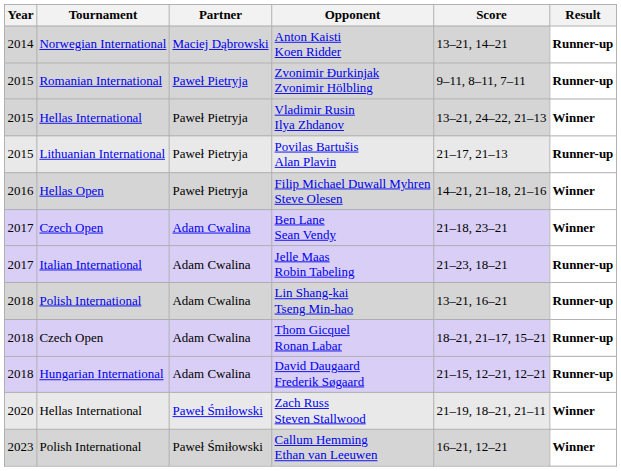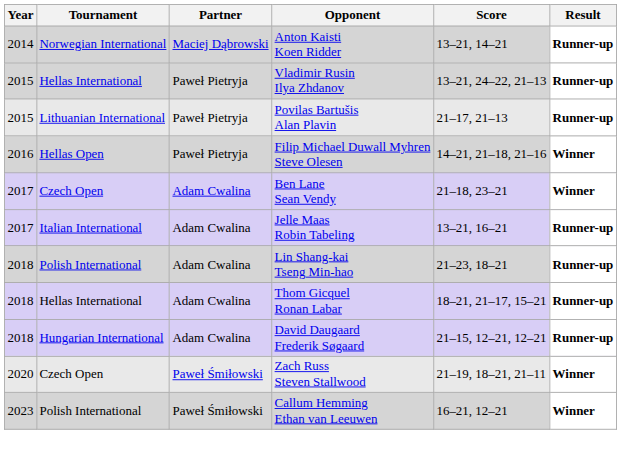- row: (327, 81)
(574, 117) Winner -> (583, 81) Runner-up
(472, 264) 21–23, 18–21 -> (472, 227) 13–21, 16–21
(472, 301) 13–21, 16–21 -> (472, 264) 21–23, 18–21
(71, 338) Czech Open -> (91, 301) Hellas International
(91, 411) Hellas International -> (71, 374) Czech Open
